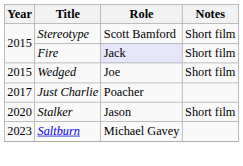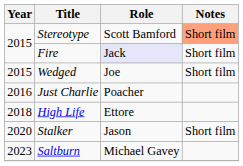(210, 33) no background -> (210, 33) lightsalmon background
(20, 92) 2017 -> (20, 92) 2016
+ row: (61, 111)
